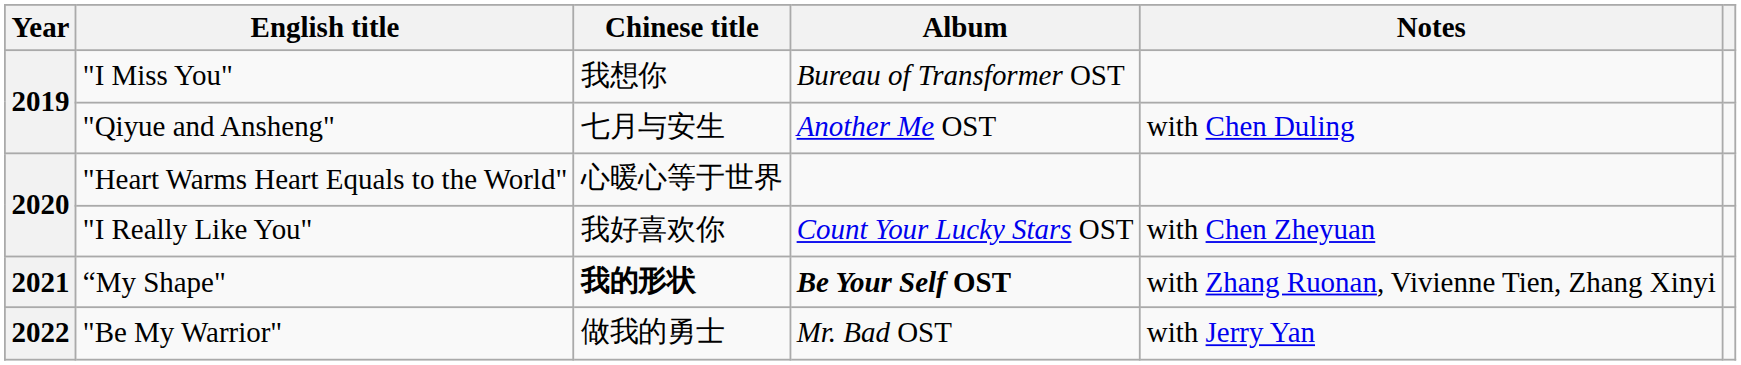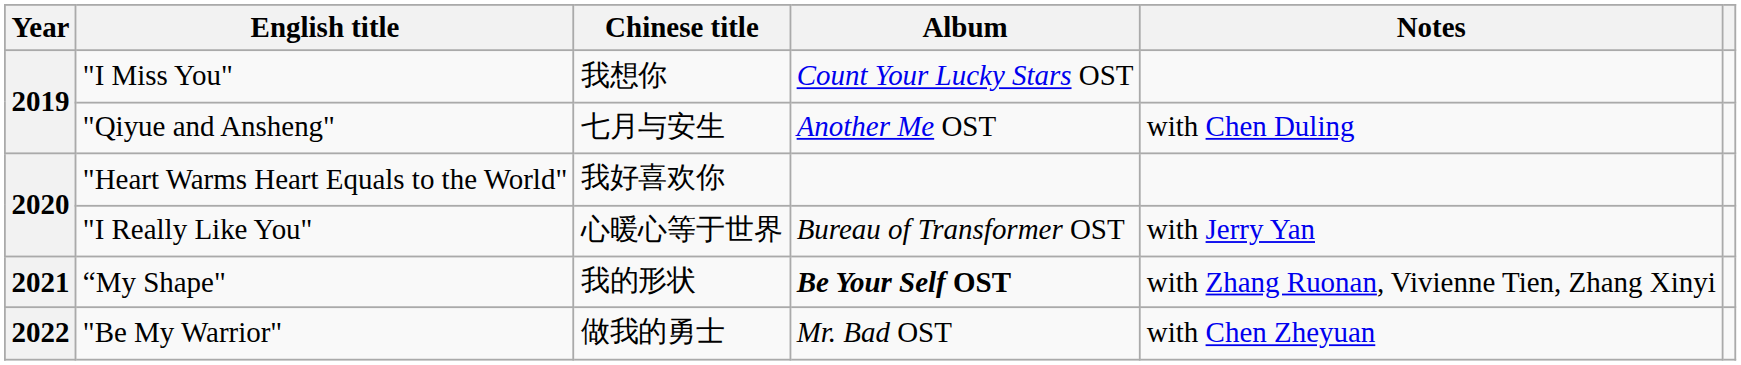(961, 76) Bureau of Transformer OST -> (965, 76) Count Your Lucky Stars OST
(682, 177) 心暖心等于世界 -> (653, 177) 我好喜欢你
(653, 229) 我好喜欢你 -> (682, 229) 心暖心等于世界
(965, 230) Count Your Lucky Stars OST -> (961, 230) Bureau of Transformer OST
(1261, 230) with Chen Zheyuan -> (1231, 230) with Jerry Yan
(638, 280) bold -> (638, 280) normal
(1231, 332) with Jerry Yan -> (1261, 332) with Chen Zheyuan
